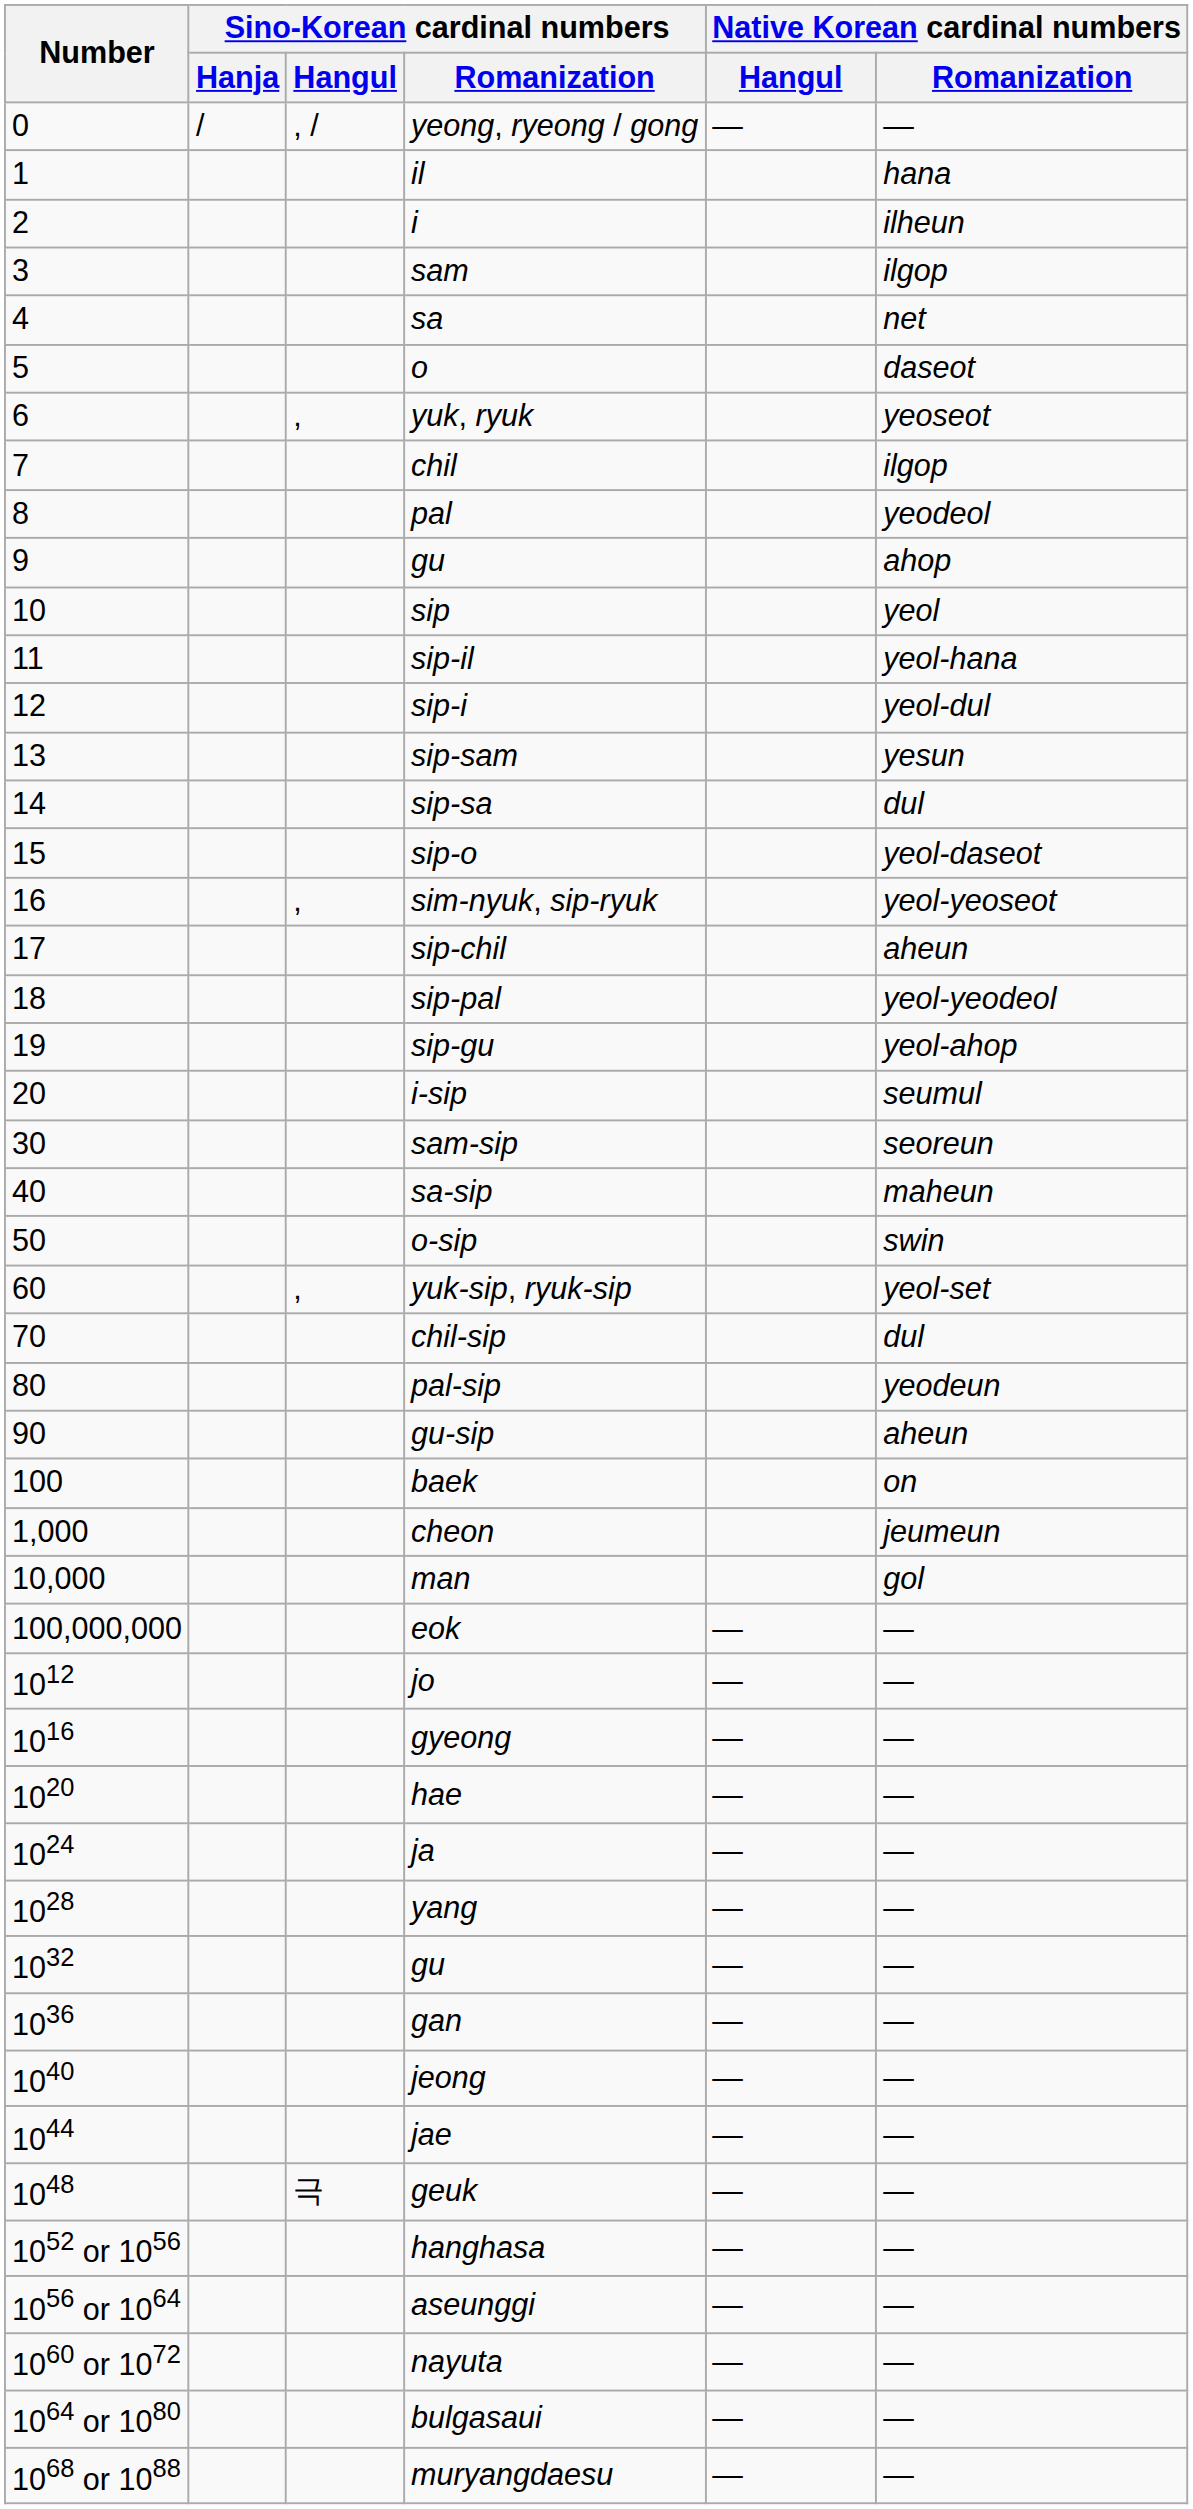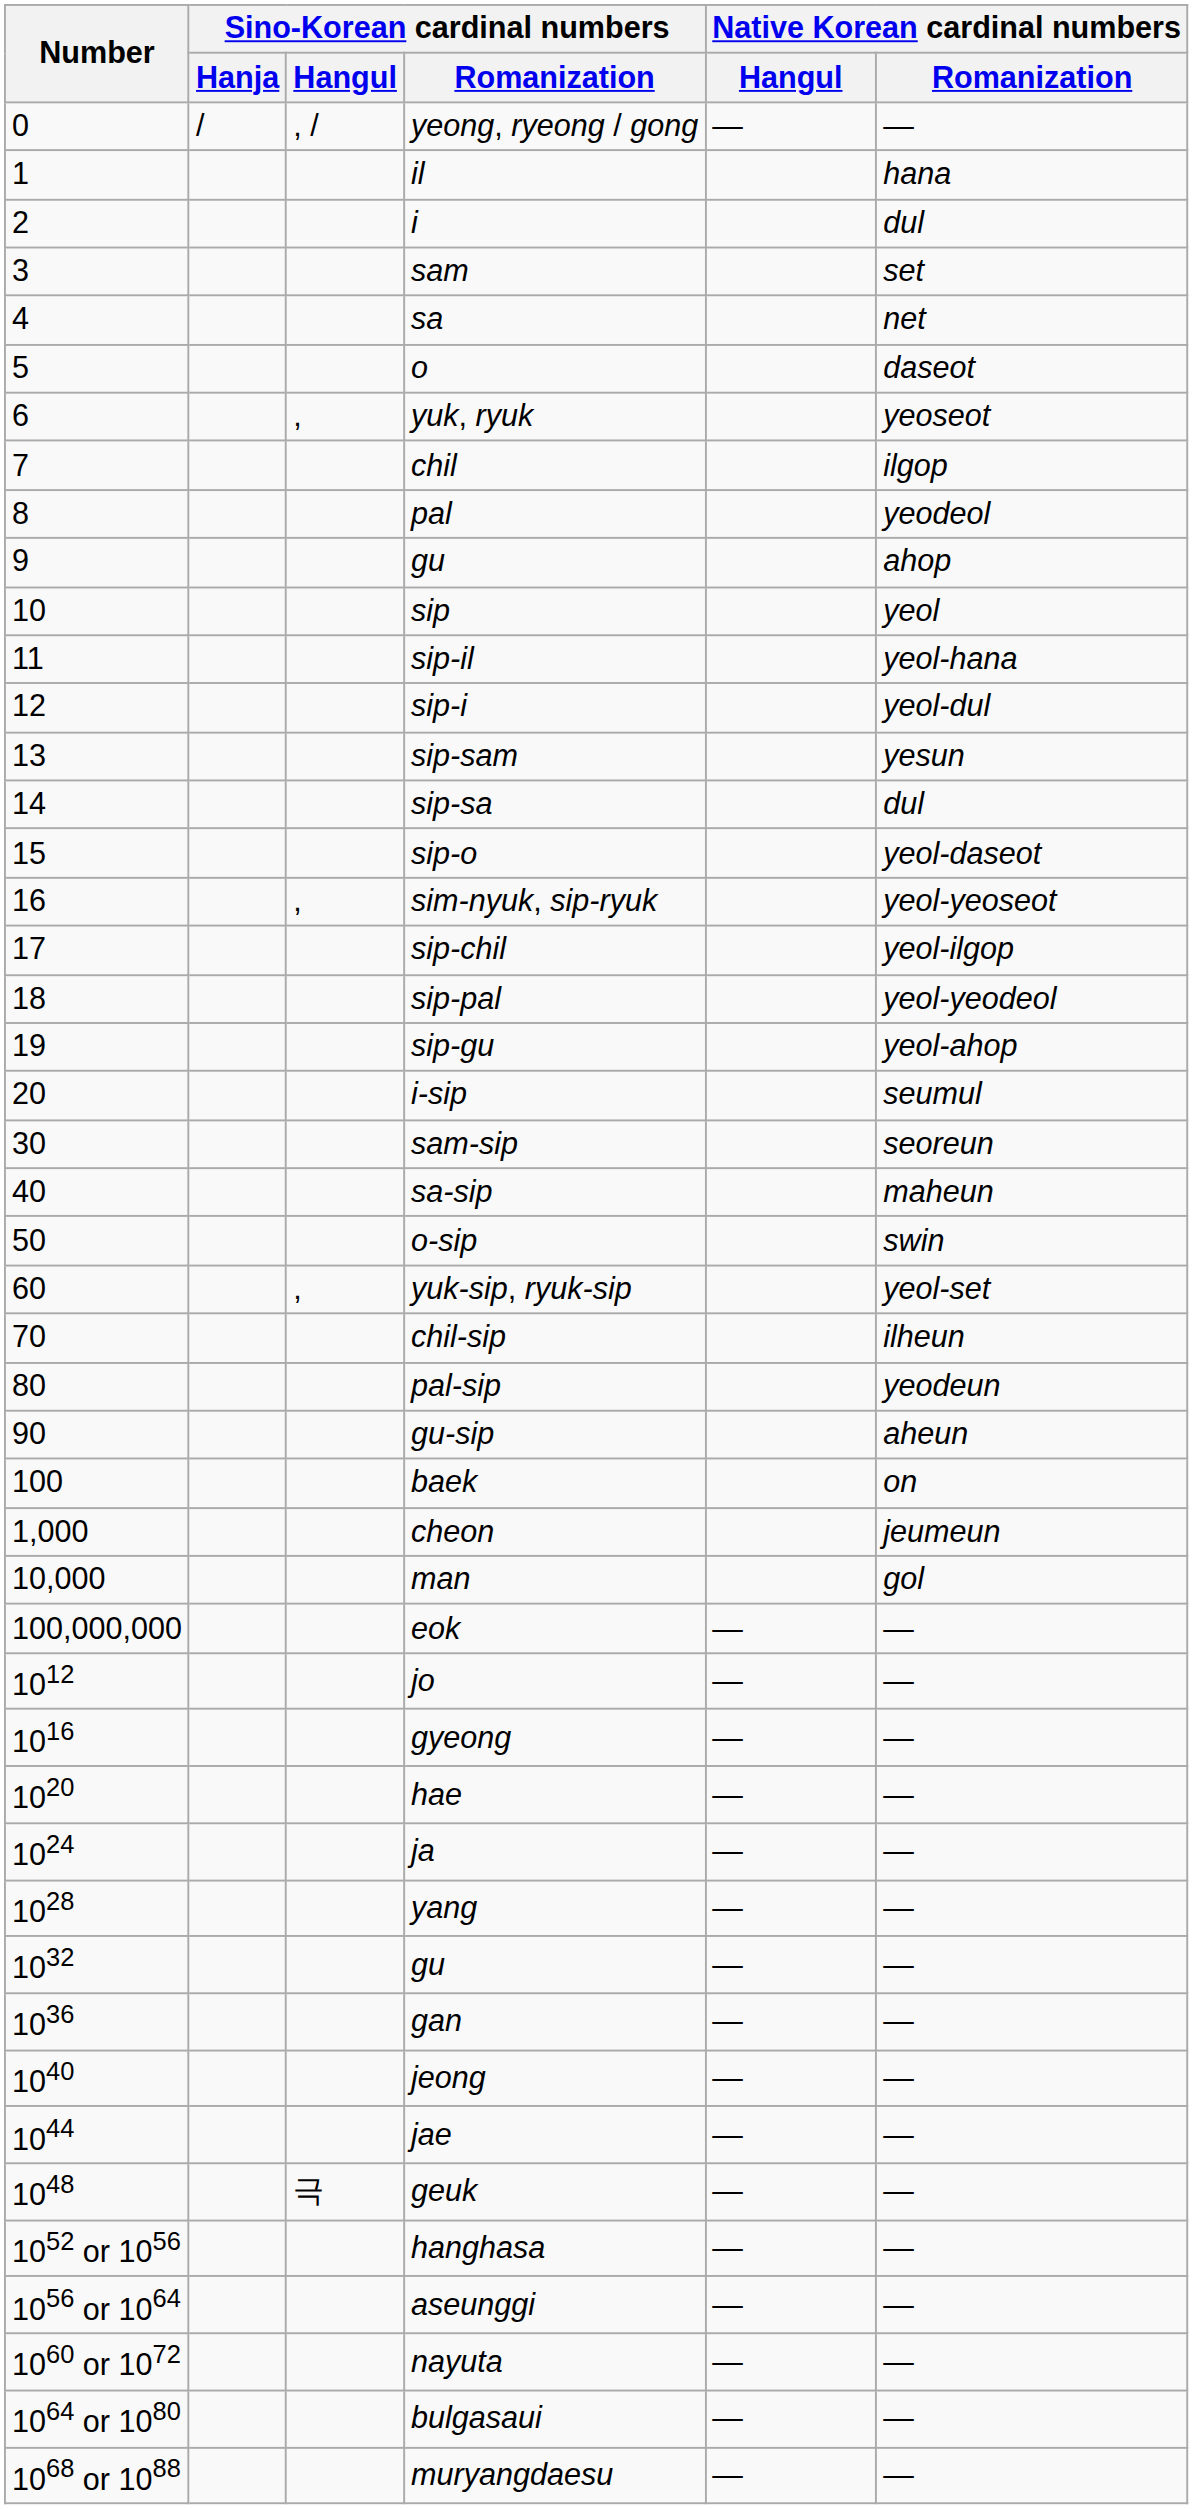(924, 222) ilheun -> (904, 222) dul
(916, 271) ilgop -> (904, 271) set
(926, 949) aheun -> (949, 949) yeol-ilgop
(904, 1337) dul -> (924, 1337) ilheun
